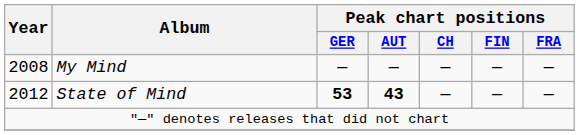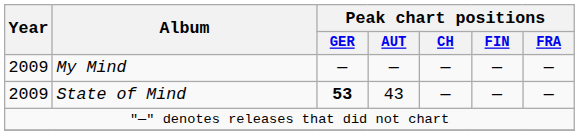(29, 67) 2008 -> (29, 67) 2009
(29, 95) 2012 -> (29, 95) 2009
(394, 95) bold -> (394, 95) normal
